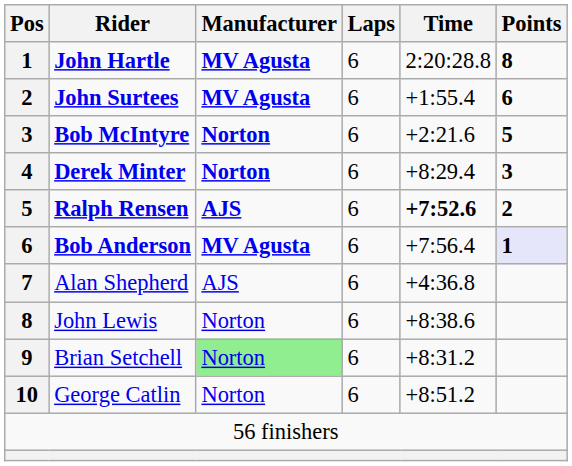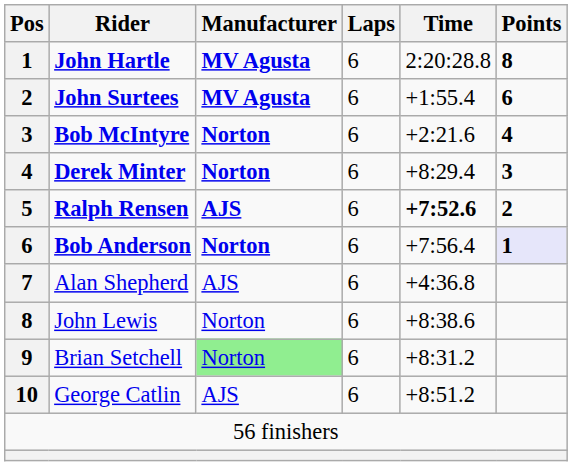(507, 134) 5 -> (507, 134) 4
(256, 245) MV Agusta -> (236, 245) Norton
(233, 394) Norton -> (220, 394) AJS
